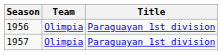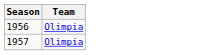- column: (151, 12)
